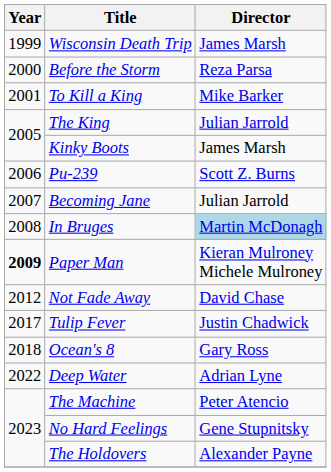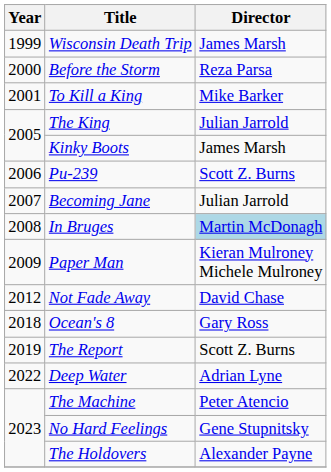(25, 262) bold -> (25, 262) normal
- row: (87, 323)
+ row: (86, 349)
